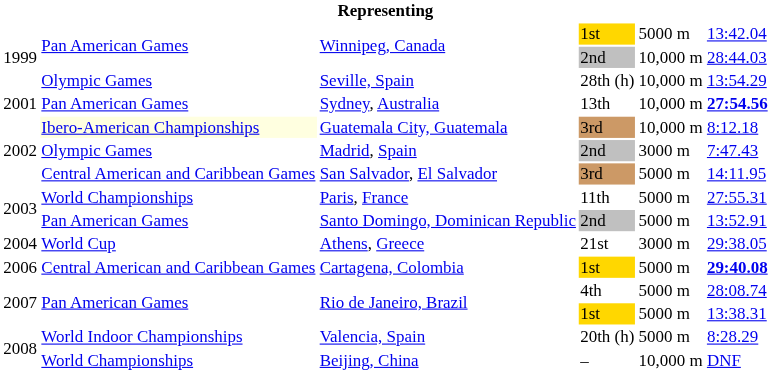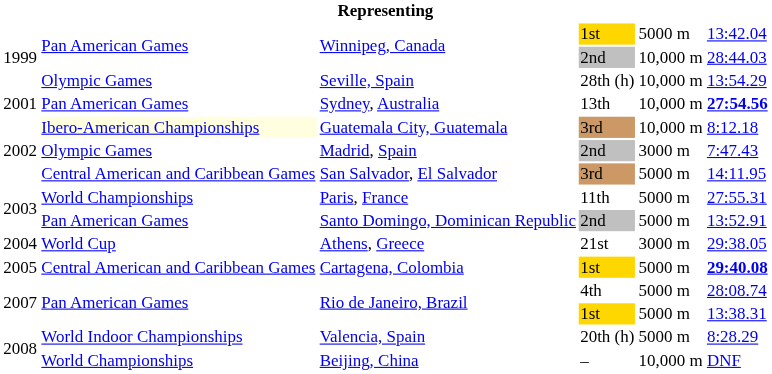(20, 267) 2006 -> (20, 267) 2005
